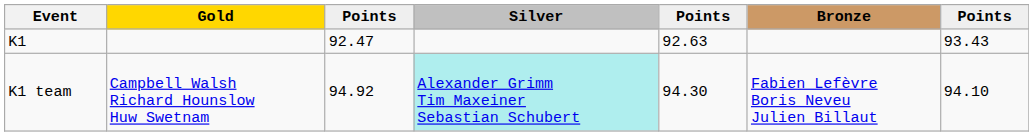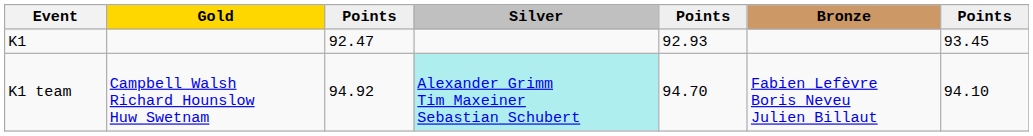(685, 41) 92.63 -> (685, 41) 92.93
(966, 41) 93.43 -> (966, 41) 93.45
(685, 92) 94.30 -> (685, 92) 94.70
